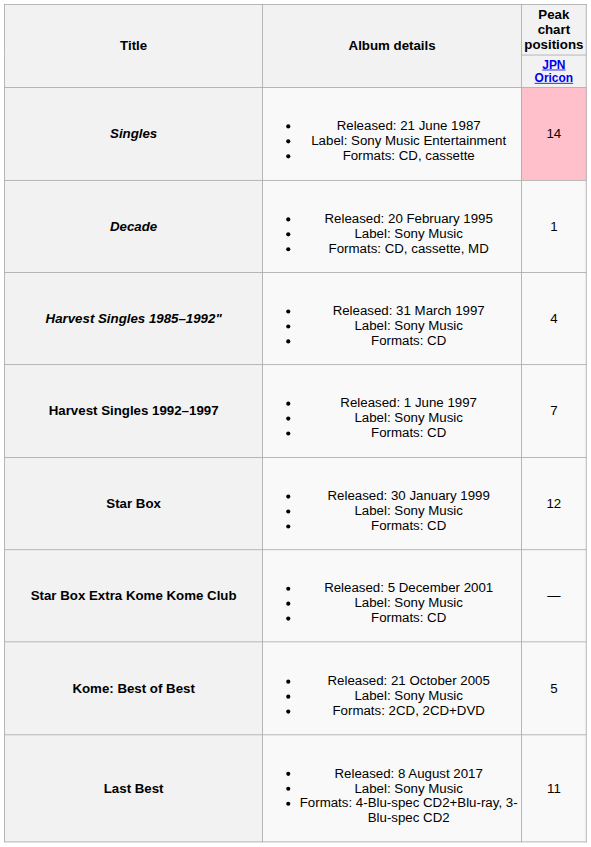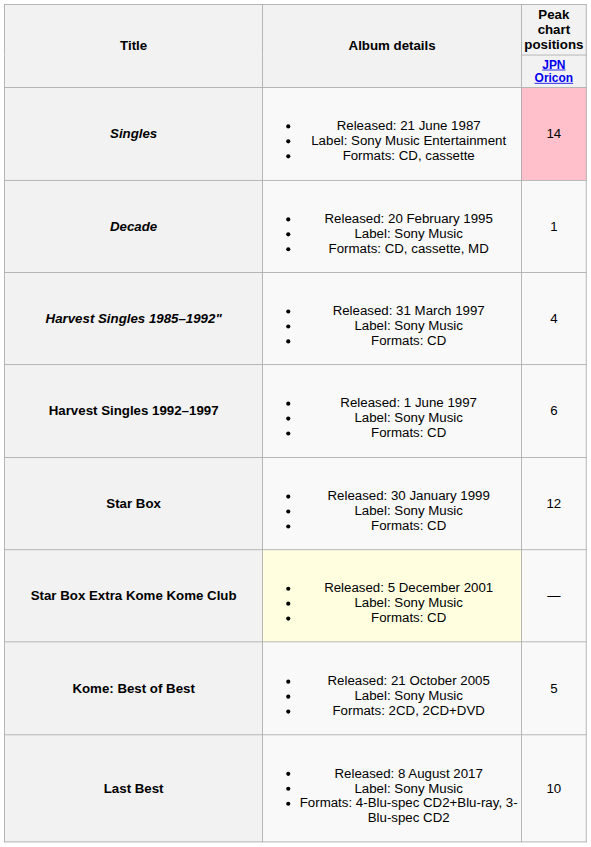(554, 411) 7 -> (554, 411) 6
(392, 603) no background -> (392, 603) lightyellow background
(554, 788) 11 -> (554, 788) 10
